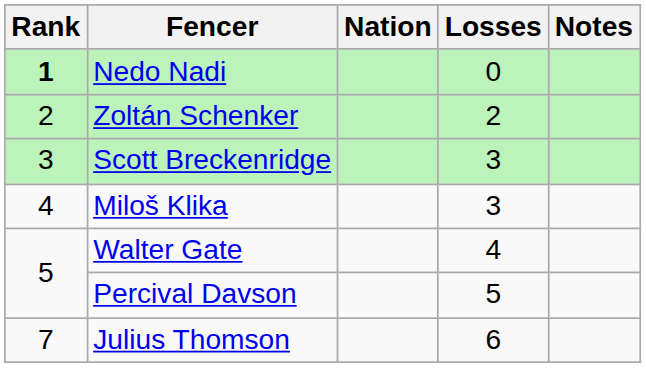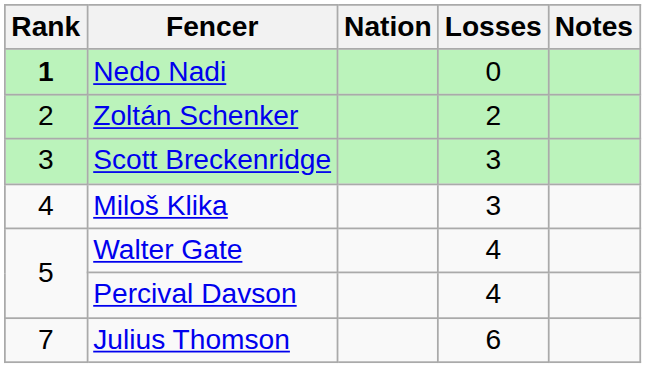(493, 294) 5 -> (493, 294) 4
